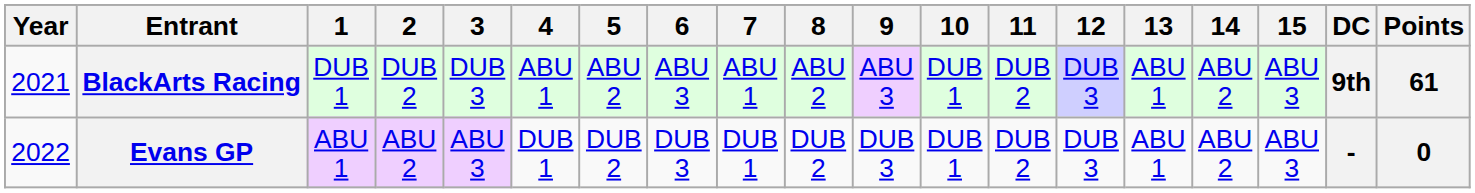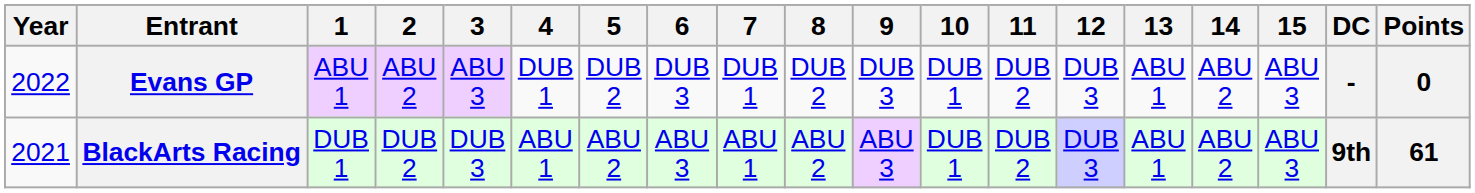rows swapped: (192, 81) <-> (192, 152)
